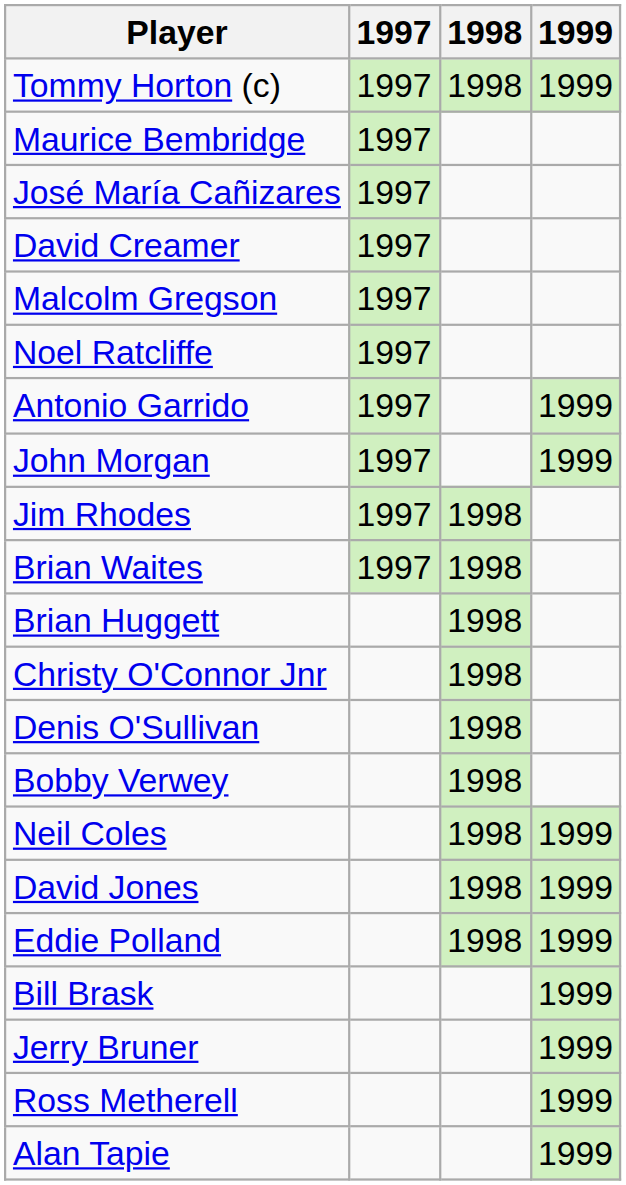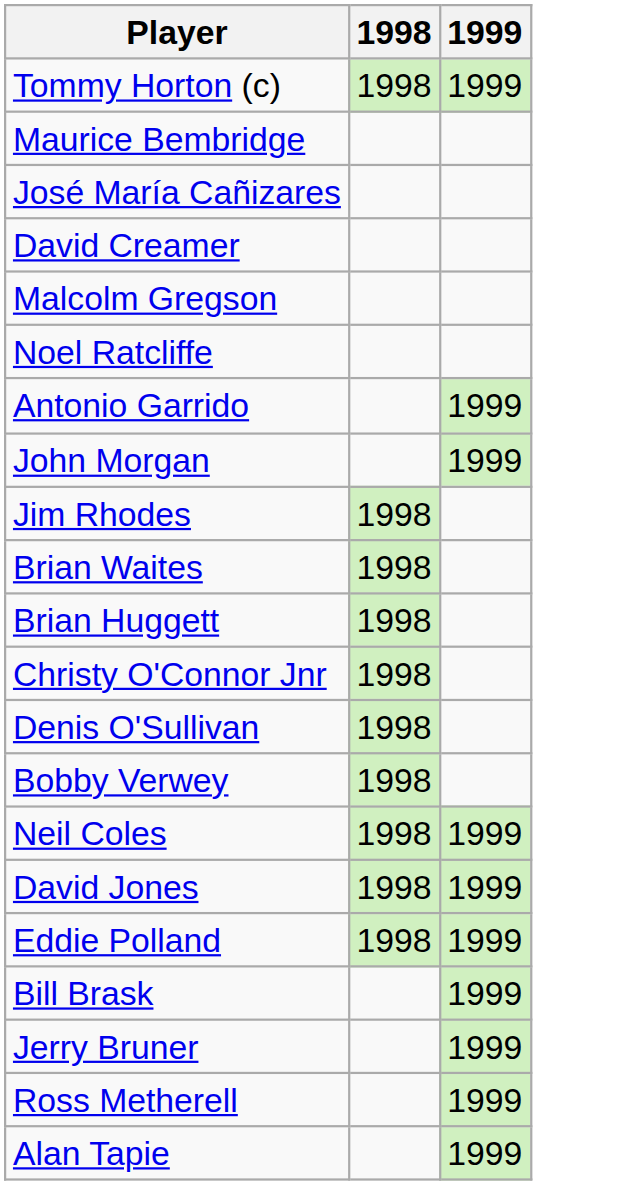- column: (394, 32)
